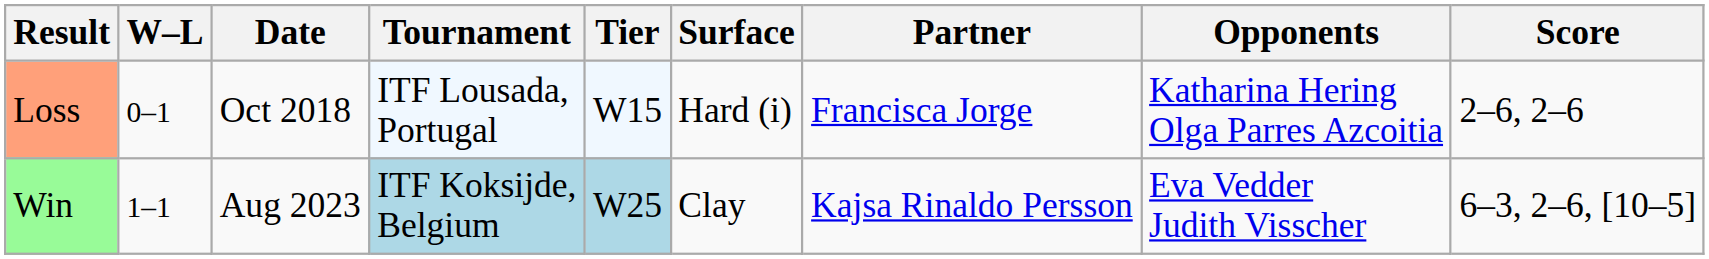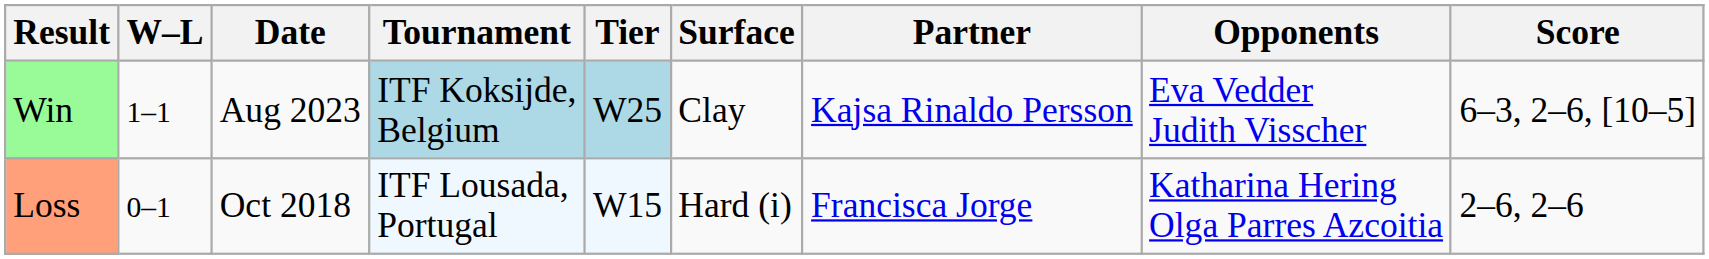rows swapped: (47, 108) <-> (43, 205)
